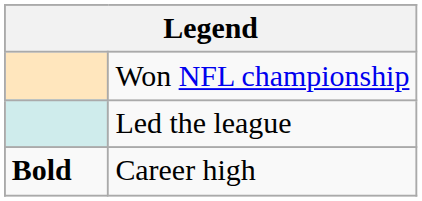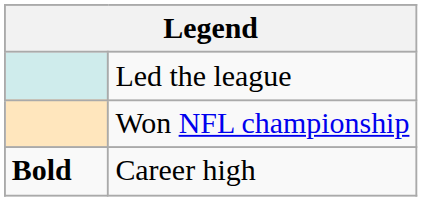rows swapped: (262, 75) <-> (203, 123)
